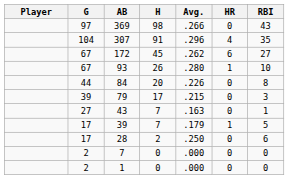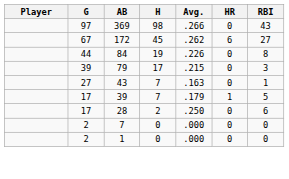- row: (122, 40)
- row: (122, 68)
(158, 82) 20 -> (158, 54) 19
